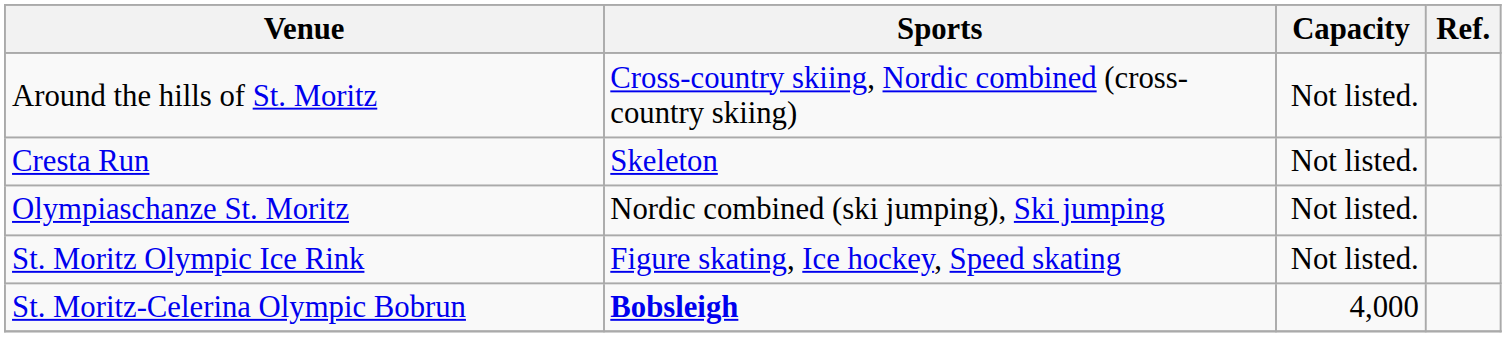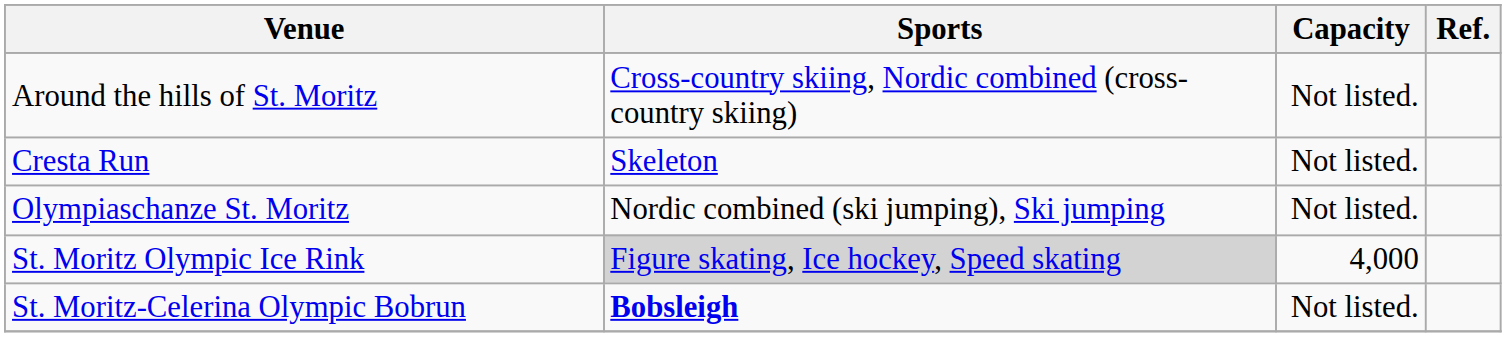(866, 258) no background -> (866, 258) lightgrey background
(1355, 258) Not listed. -> (1384, 258) 4,000
(1384, 307) 4,000 -> (1355, 307) Not listed.
